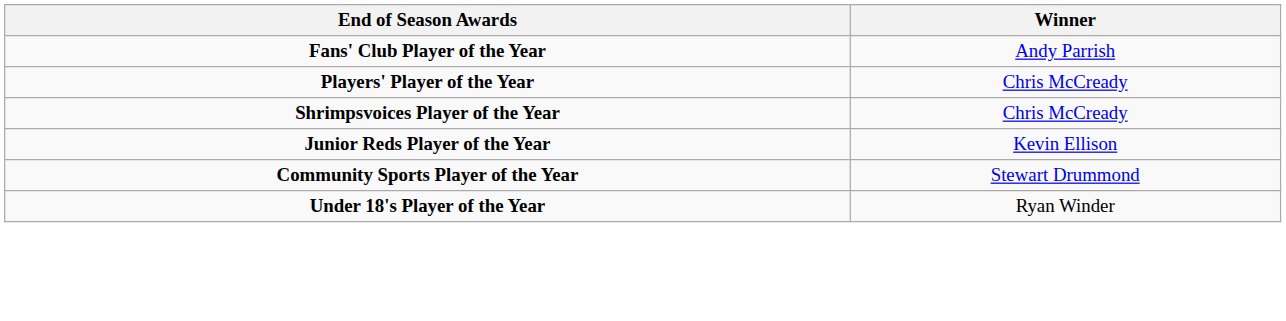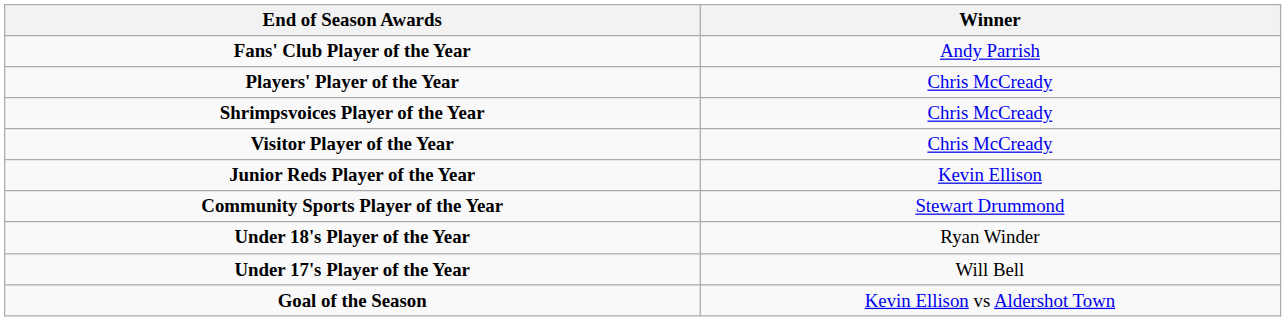+ row: (352, 144)
+ row: (352, 268)
+ row: (352, 299)
